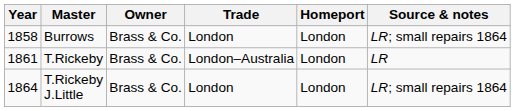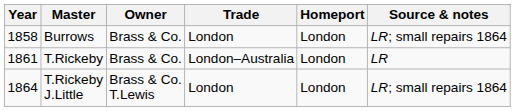(146, 87) Brass & Co. -> (146, 87) Brass & Co. T.Lewis
